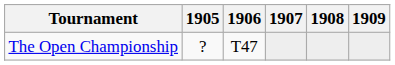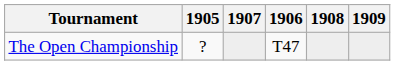columns swapped: (244, 18) <-> (286, 18)
